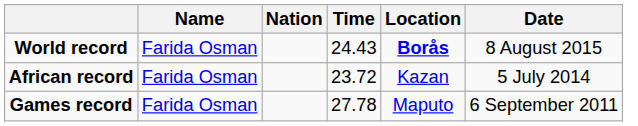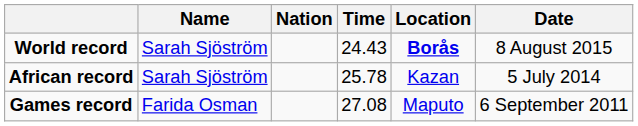(200, 47) Farida Osman -> (205, 47) Sarah Sjöström
(200, 76) Farida Osman -> (205, 76) Sarah Sjöström
(354, 76) 23.72 -> (364, 76) 25.78
(354, 105) 27.78 -> (364, 105) 27.08
